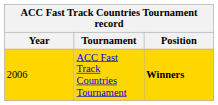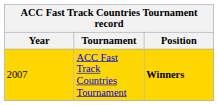(17, 74) 2006 -> (17, 74) 2007
